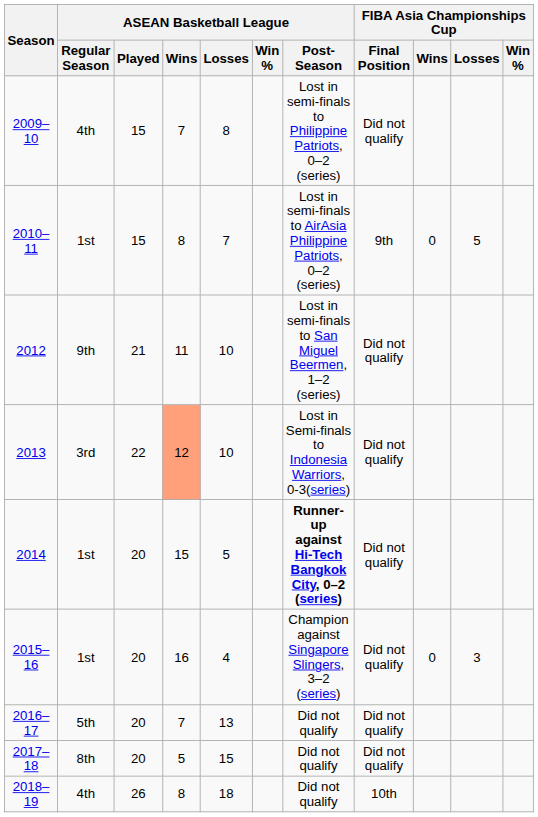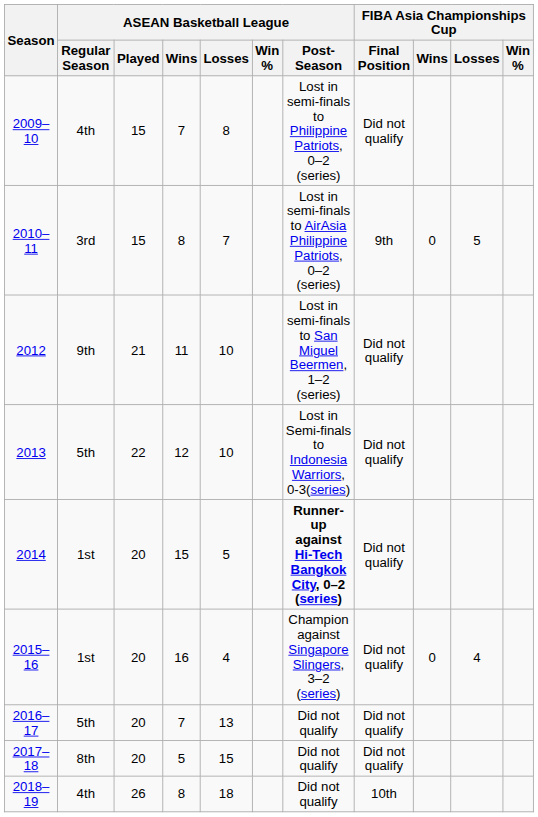(86, 241) 1st -> (86, 241) 3rd
(86, 453) 3rd -> (86, 453) 5th
(182, 453) lightsalmon background -> (182, 453) no background
(477, 657) 3 -> (477, 657) 4
